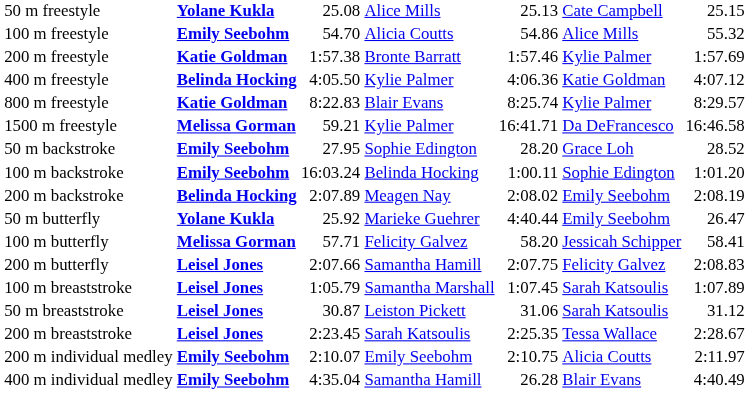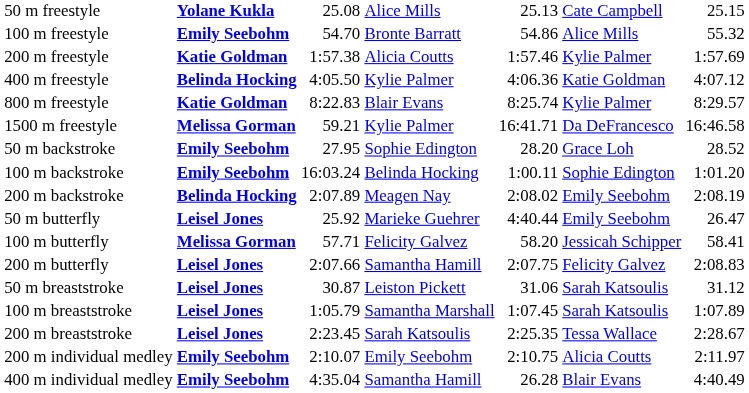(409, 33) Alicia Coutts -> (413, 33) Bronte Barratt
(413, 56) Bronte Barratt -> (409, 56) Alicia Coutts
(226, 218) Yolane Kukla -> (220, 218) Leisel Jones
rows swapped: (64, 310) <-> (68, 287)
